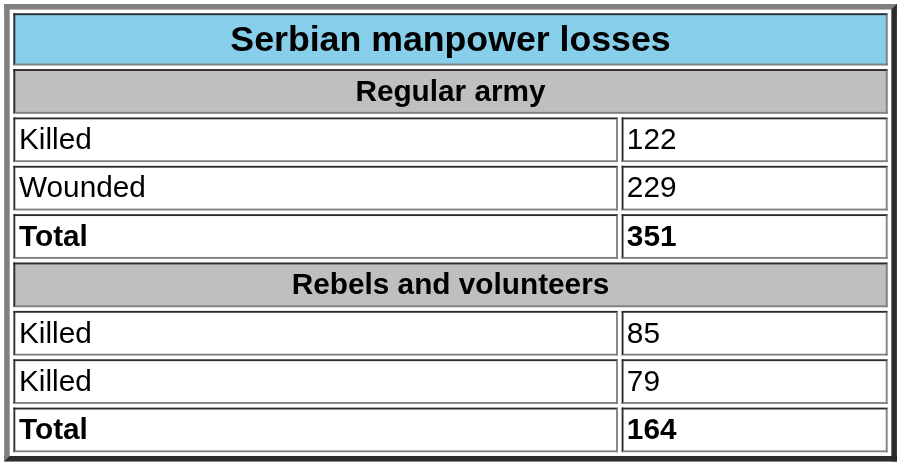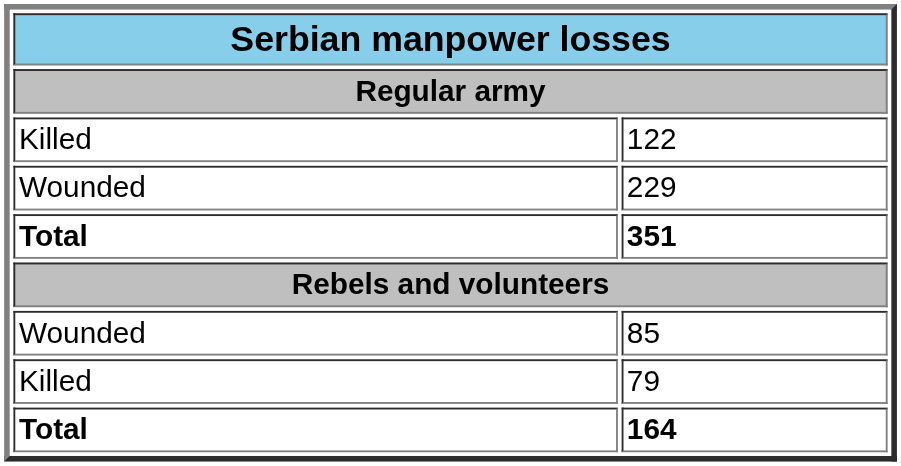(55, 332) Killed -> (82, 332) Wounded
